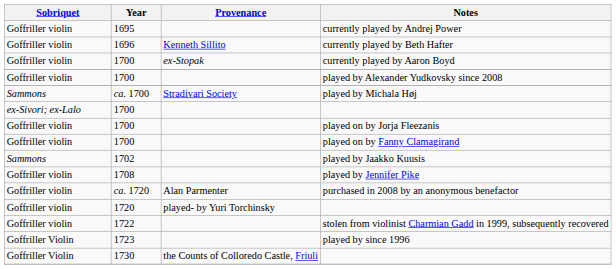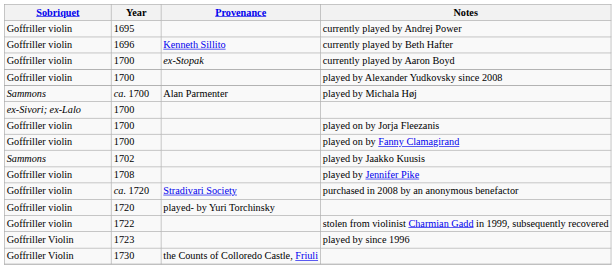(200, 93) Stradivari Society -> (196, 93) Alan Parmenter
(196, 191) Alan Parmenter -> (200, 191) Stradivari Society
